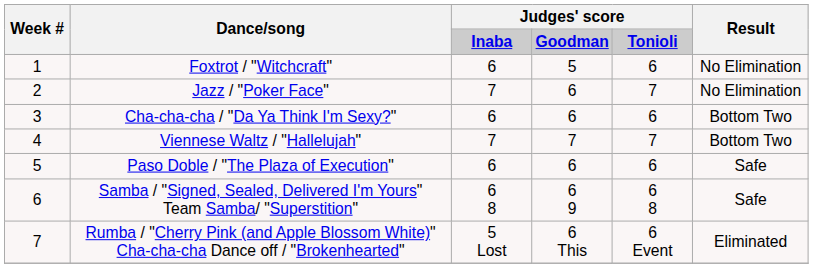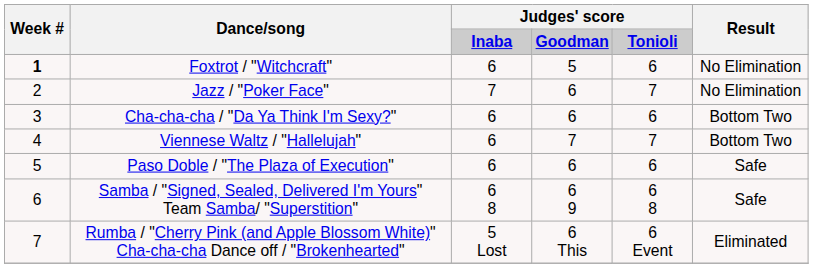(37, 66) normal -> (37, 66) bold
(492, 141) 7 -> (492, 141) 6
